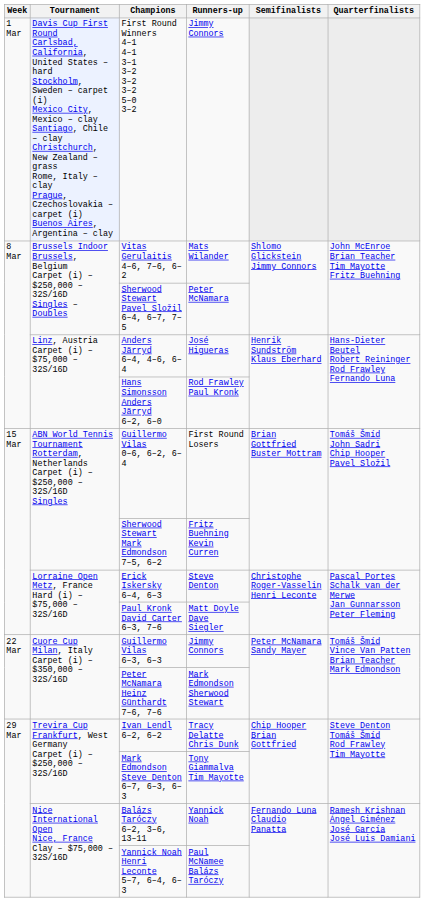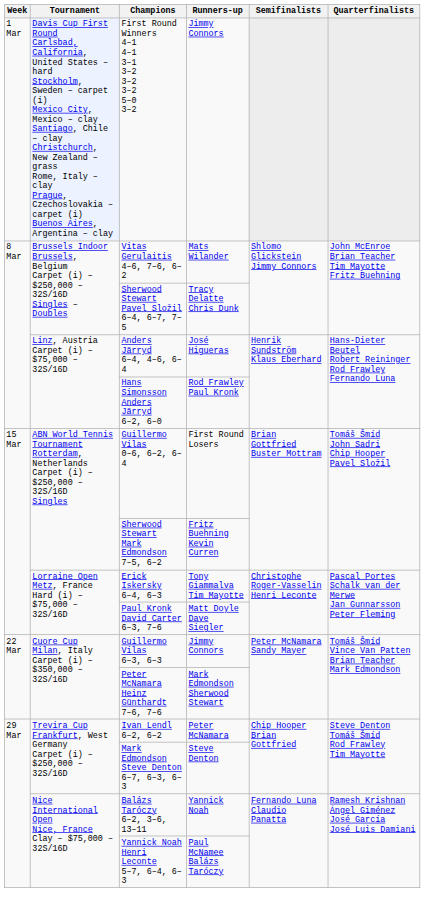(209, 295) Peter McNamara -> (214, 300) Tracy Delatte Chris Dunk
(203, 582) Steve Denton -> (216, 586) Tony Giammalva Tim Mayotte
(214, 736) Tracy Delatte Chris Dunk -> (209, 731) Peter McNamara
(216, 768) Tony Giammalva Tim Mayotte -> (203, 754) Steve Denton
